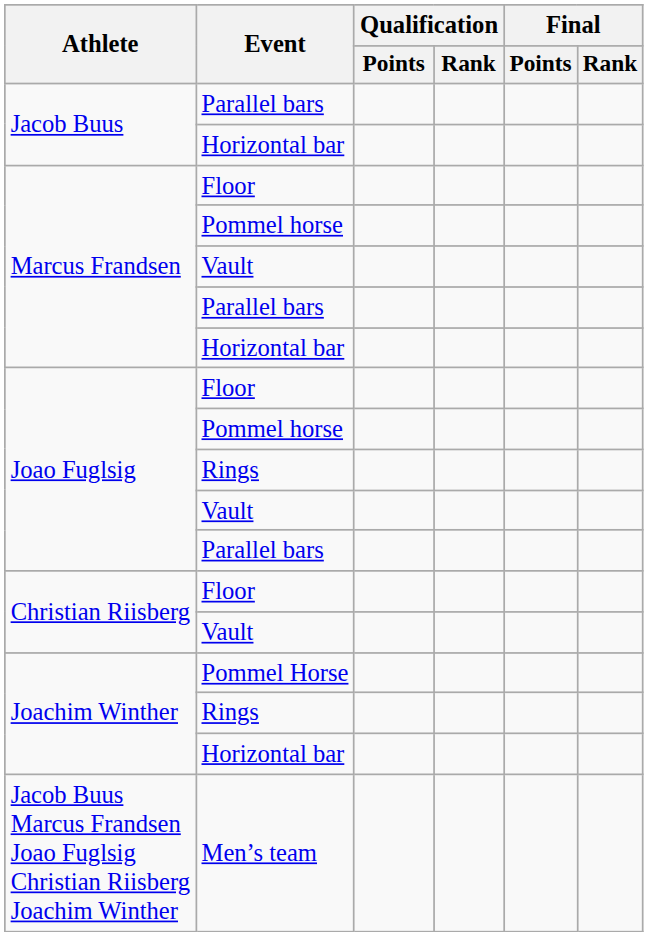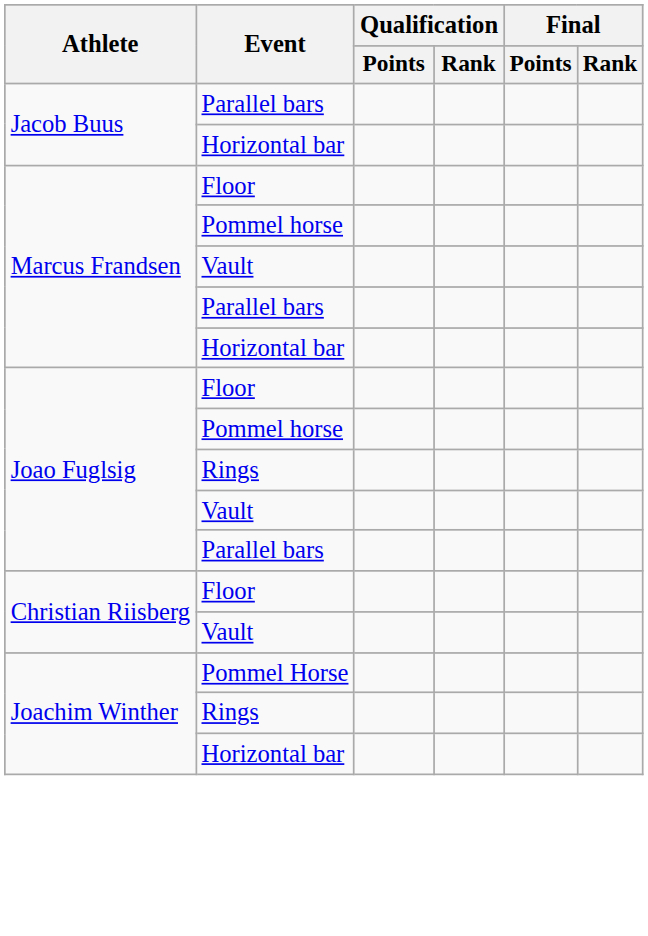- row: (100, 852)
